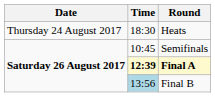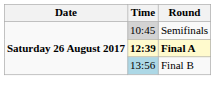- row: (173, 30)
(143, 48) no background -> (143, 30) lightgrey background
